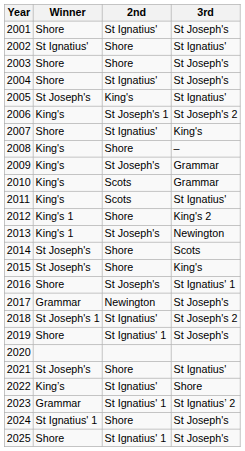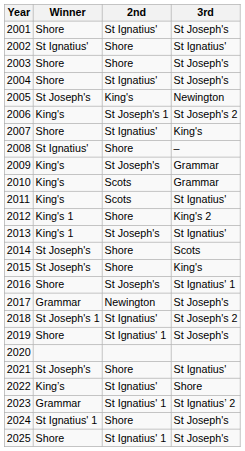(200, 98) St Ignatius' -> (199, 98) Newington
(50, 149) King's -> (62, 149) St Ignatius'
(199, 234) Newington -> (200, 234) St Ignatius'
